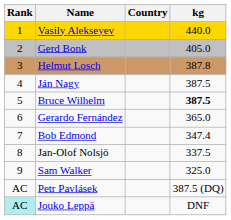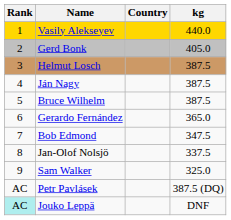(198, 65) 387.8 -> (198, 65) 387.5
(198, 100) bold -> (198, 100) normal
(198, 135) 347.4 -> (198, 135) 347.5
